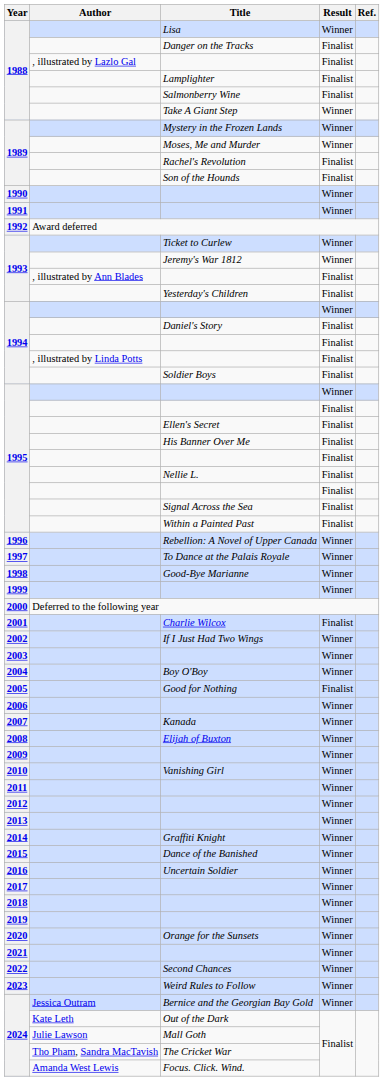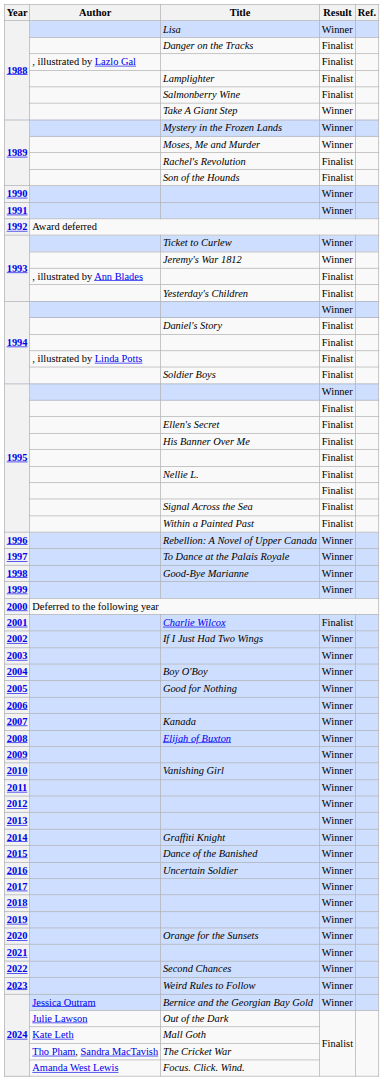(337, 688) Finalist -> (337, 688) Winner
(53, 1018) Kate Leth -> (60, 1018) Julie Lawson
(60, 1035) Julie Lawson -> (53, 1035) Kate Leth
